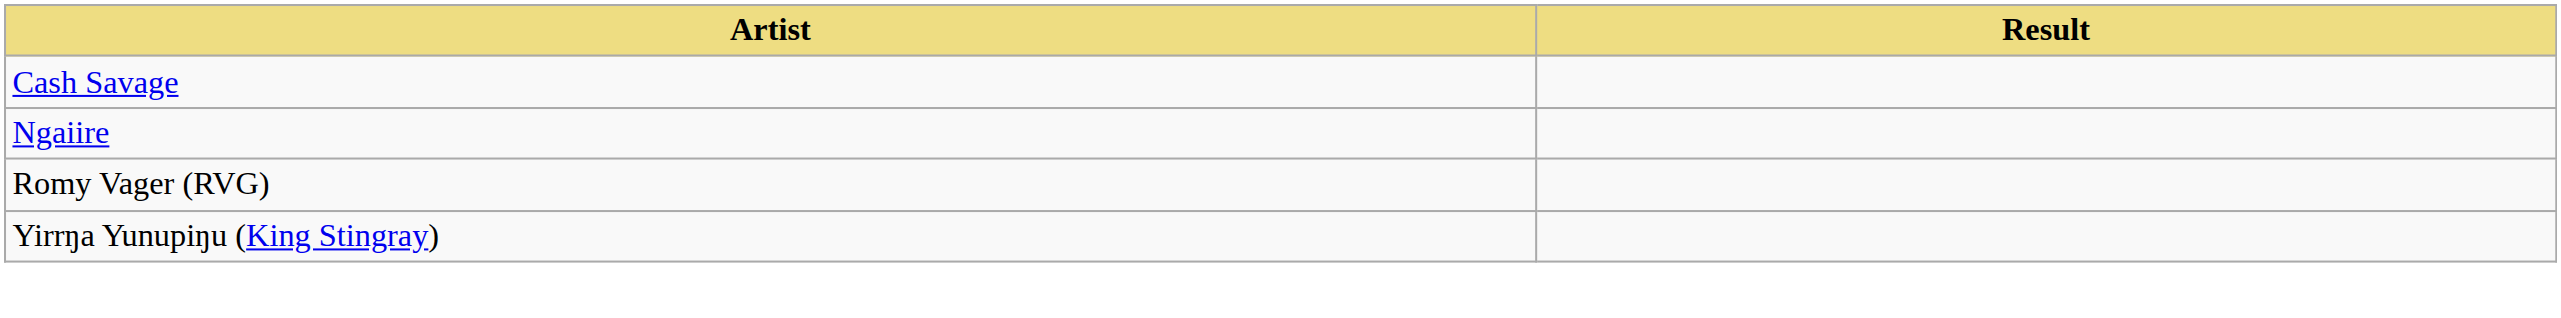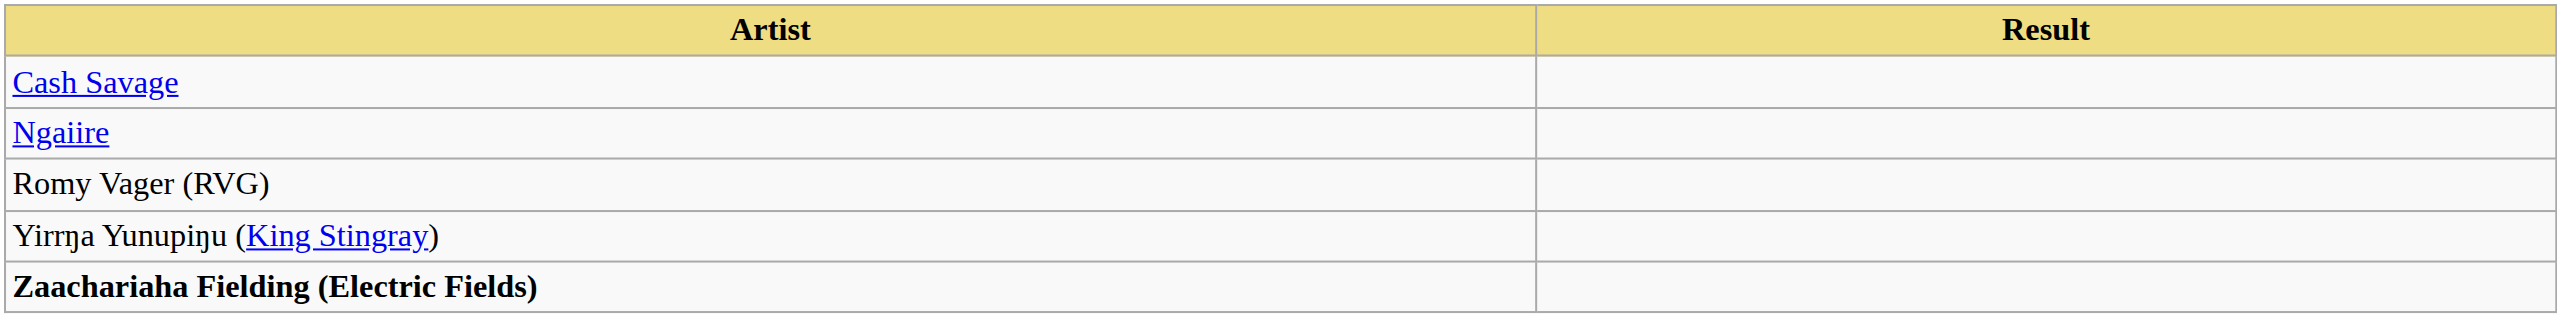+ row: (275, 286)
